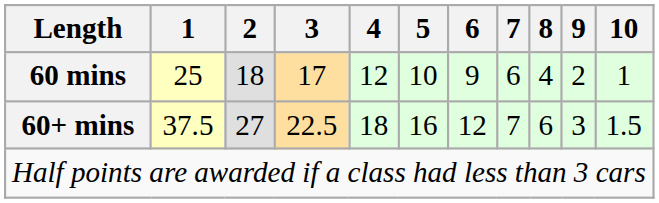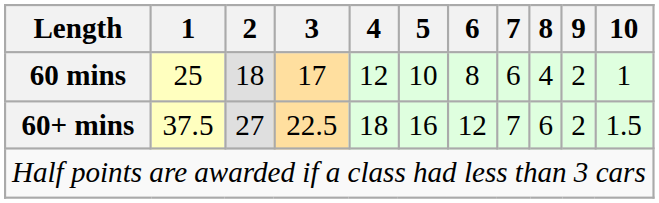(472, 76) 9 -> (472, 76) 8
(578, 124) 3 -> (578, 124) 2
